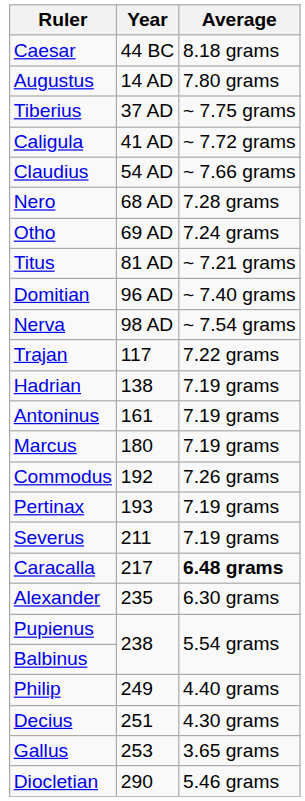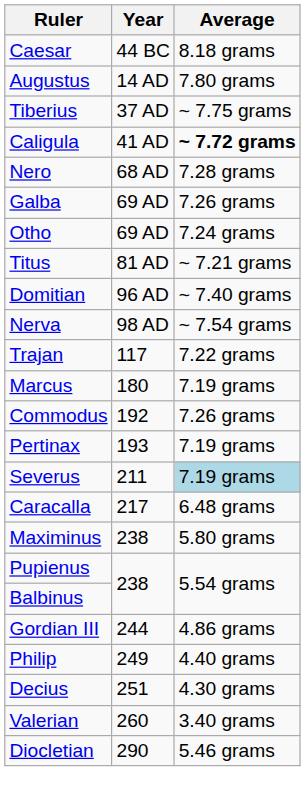(239, 141) normal -> (237, 141) bold
- row: (51, 172)
+ row: (35, 202)
- row: (47, 385)
- row: (56, 415)
(231, 537) no background -> (227, 476) lightblue background
(233, 568) bold -> (227, 507) normal
- row: (57, 598)
+ row: (55, 537)
+ row: (54, 628)
- row: (41, 750)
+ row: (44, 720)
